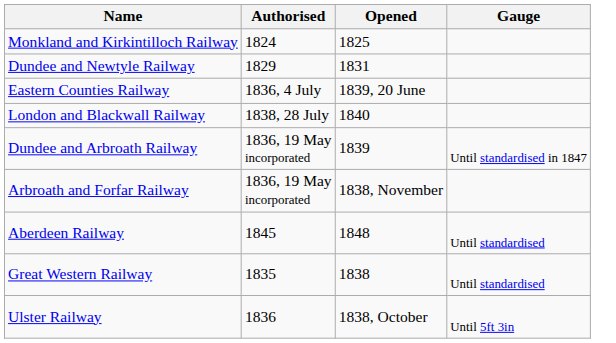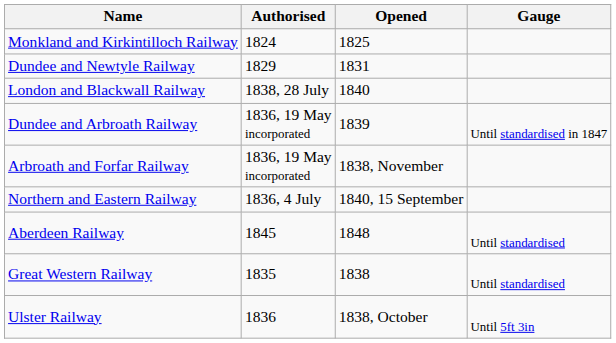- row: (89, 90)
+ row: (102, 199)
